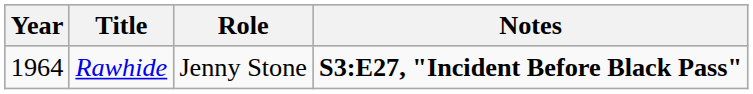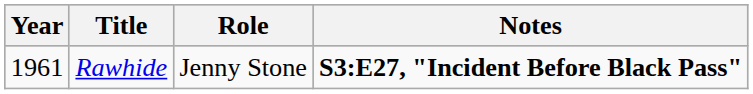(37, 66) 1964 -> (37, 66) 1961
